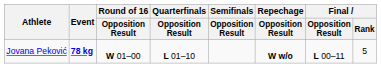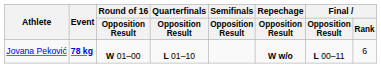(365, 52) 5 -> (365, 52) 6
